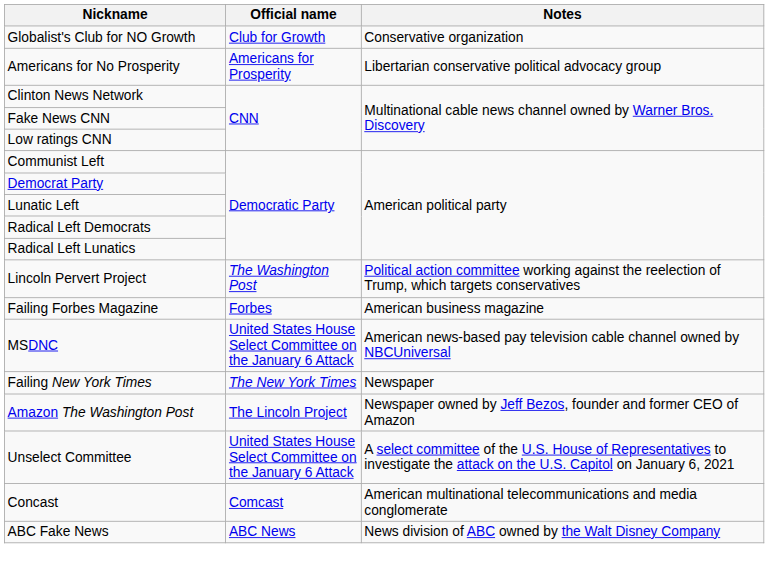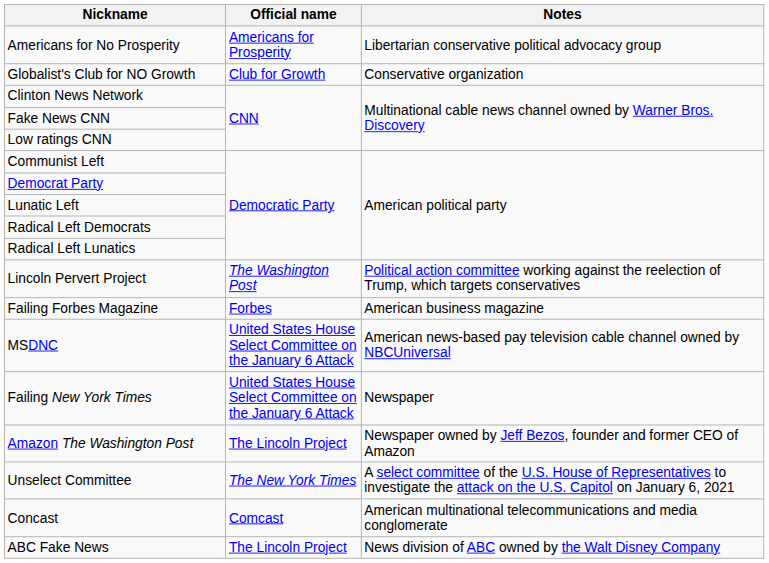rows swapped: (94, 66) <-> (101, 37)
(293, 382) The New York Times -> (293, 398) United States House Select Committee on the January 6 Attack
(293, 457) United States House Select Committee on the January 6 Attack -> (293, 480) The New York Times
(262, 532) ABC News -> (288, 547) The Lincoln Project
